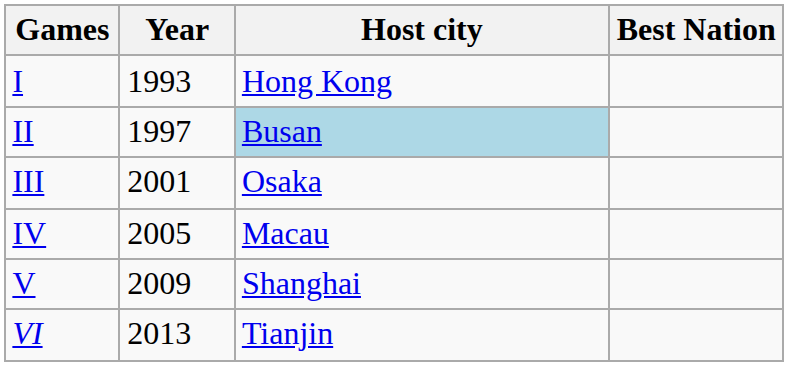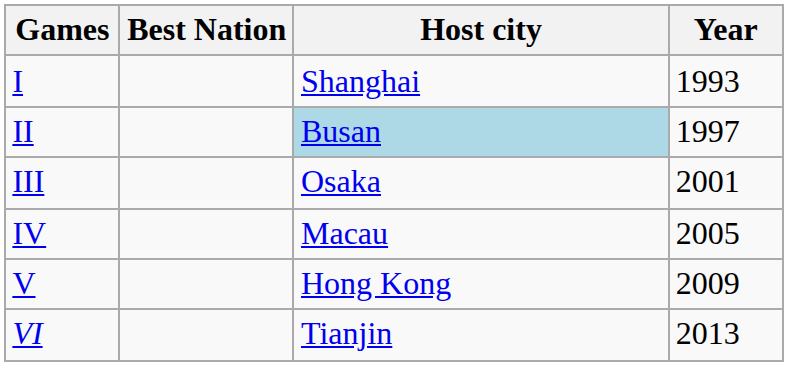columns swapped: (177, 29) <-> (696, 29)
(317, 80) Hong Kong -> (361, 80) Shanghai
(301, 283) Shanghai -> (376, 283) Hong Kong
